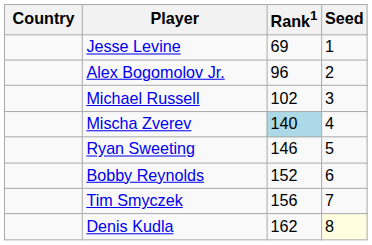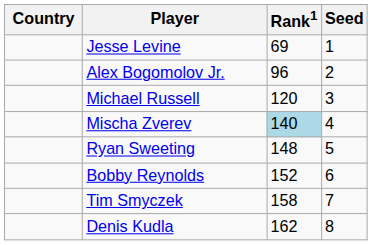(284, 98) 102 -> (284, 98) 120
(284, 149) 146 -> (284, 149) 148
(284, 201) 156 -> (284, 201) 158
(330, 226) lightyellow background -> (330, 226) no background
